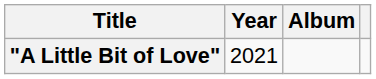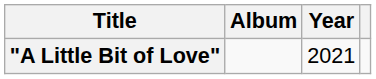columns swapped: (254, 21) <-> (322, 21)
